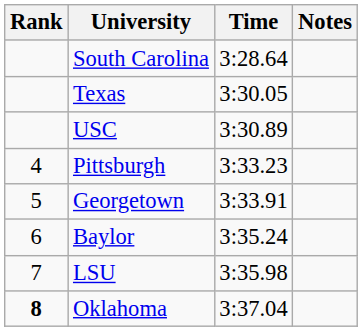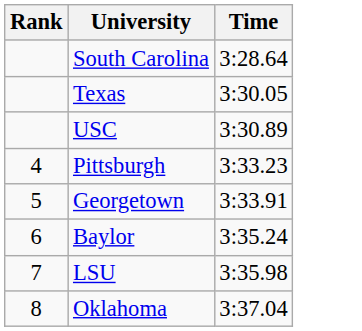- column: (325, 22)
(36, 308) bold -> (36, 308) normal
